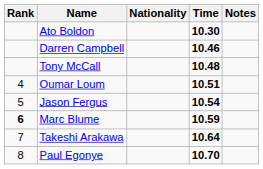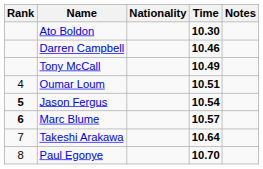(206, 66) 10.48 -> (206, 66) 10.49
(21, 102) normal -> (21, 102) bold
(206, 119) 10.59 -> (206, 119) 10.57
